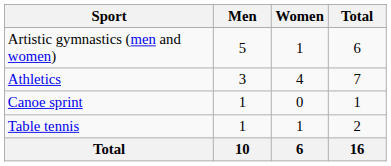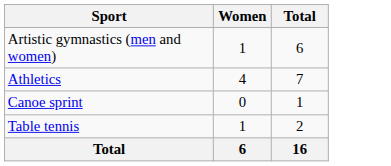- column: (242, 16)
